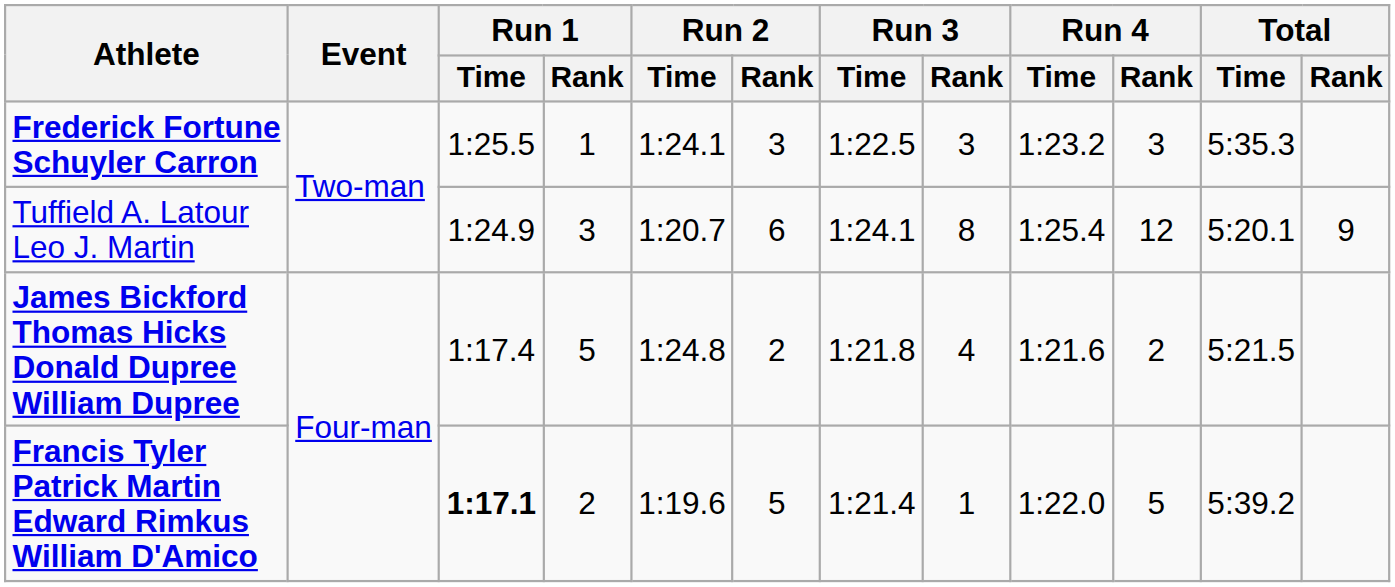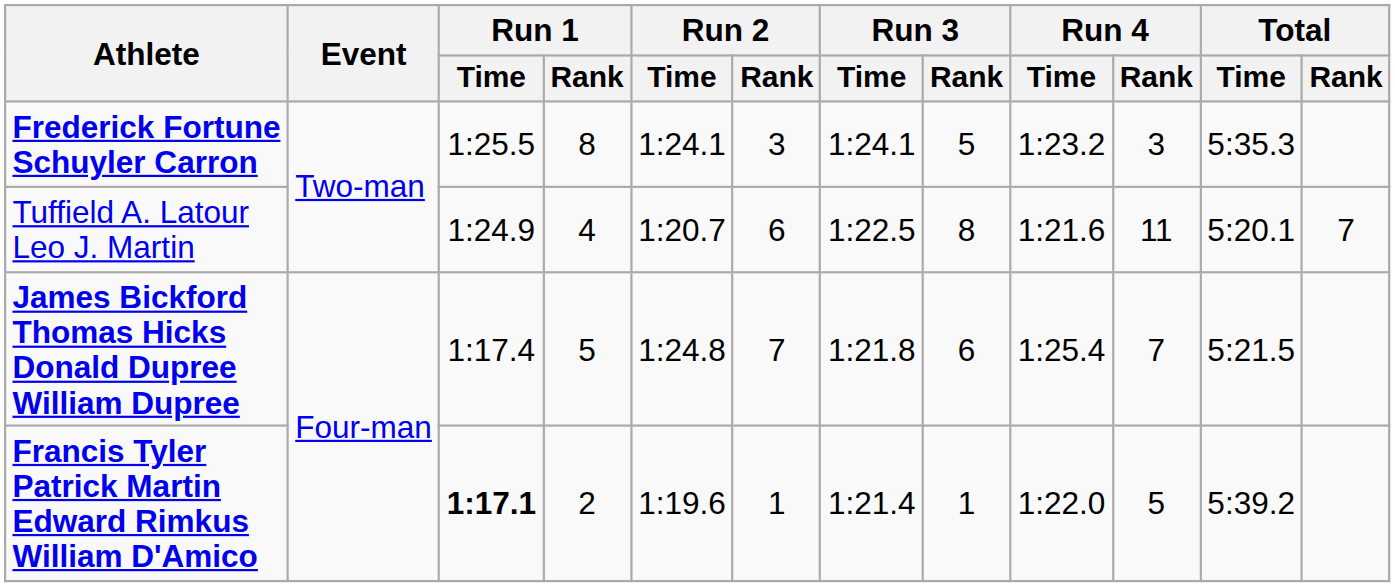(587, 145) 1 -> (587, 145) 8
(872, 145) 1:22.5 -> (872, 145) 1:24.1
(967, 145) 3 -> (967, 145) 5
(587, 230) 3 -> (587, 230) 4
(872, 230) 1:24.1 -> (872, 230) 1:22.5
(1061, 230) 1:25.4 -> (1061, 230) 1:21.6
(1156, 230) 12 -> (1156, 230) 11
(1346, 230) 9 -> (1346, 230) 7
(777, 350) 2 -> (777, 350) 7
(967, 350) 4 -> (967, 350) 6
(1061, 350) 1:21.6 -> (1061, 350) 1:25.4
(1156, 350) 2 -> (1156, 350) 7
(777, 504) 5 -> (777, 504) 1
